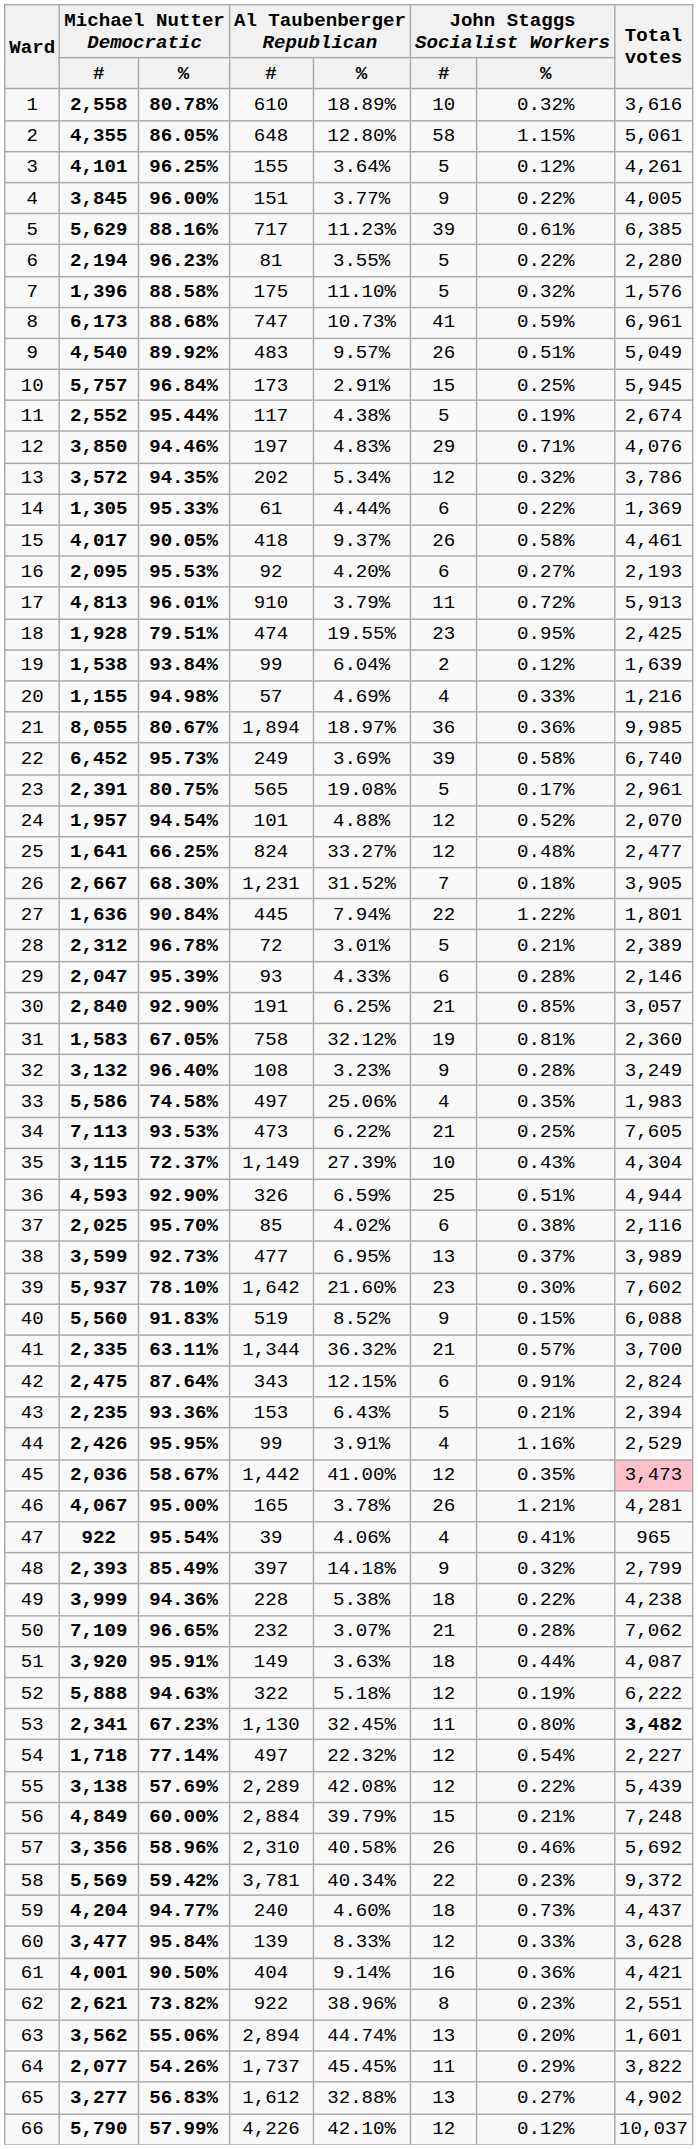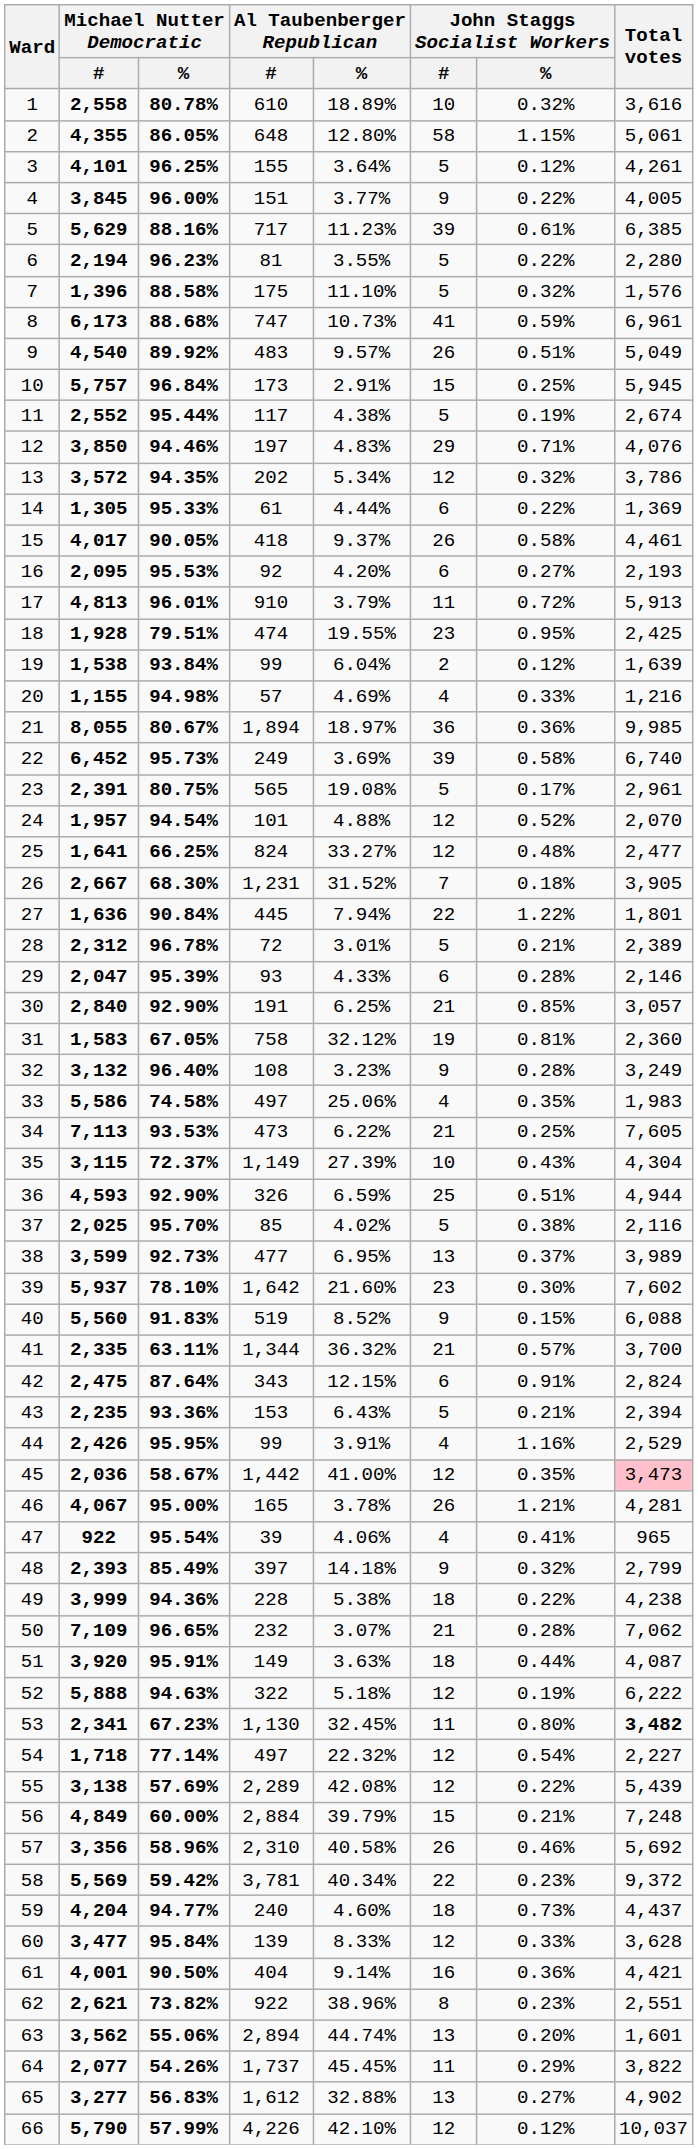(444, 1226) 6 -> (444, 1226) 5
